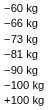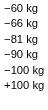- row: (21, 39)
